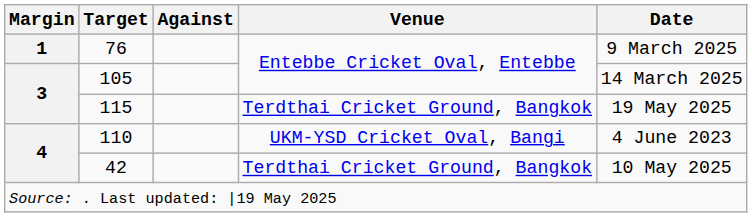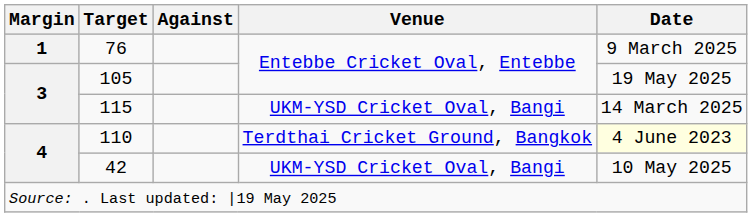(672, 79) 14 March 2025 -> (672, 79) 19 May 2025
(417, 109) Terdthai Cricket Ground, Bangkok -> (417, 109) UKM-YSD Cricket Oval, Bangi
(672, 109) 19 May 2025 -> (672, 109) 14 March 2025
(417, 138) UKM-YSD Cricket Oval, Bangi -> (417, 138) Terdthai Cricket Ground, Bangkok
(672, 138) no background -> (672, 138) lightyellow background
(417, 168) Terdthai Cricket Ground, Bangkok -> (417, 168) UKM-YSD Cricket Oval, Bangi
